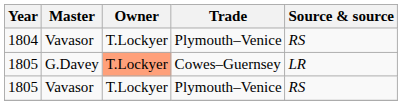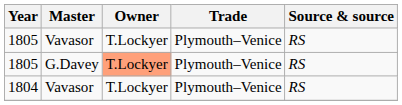rows swapped: (23, 40) <-> (23, 87)
(228, 64) Cowes–Guernsey -> (228, 64) Plymouth–Venice
(297, 64) LR -> (297, 64) RS
